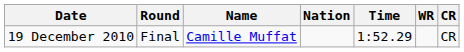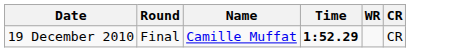- column: (327, 15)
(384, 37) normal -> (331, 37) bold
